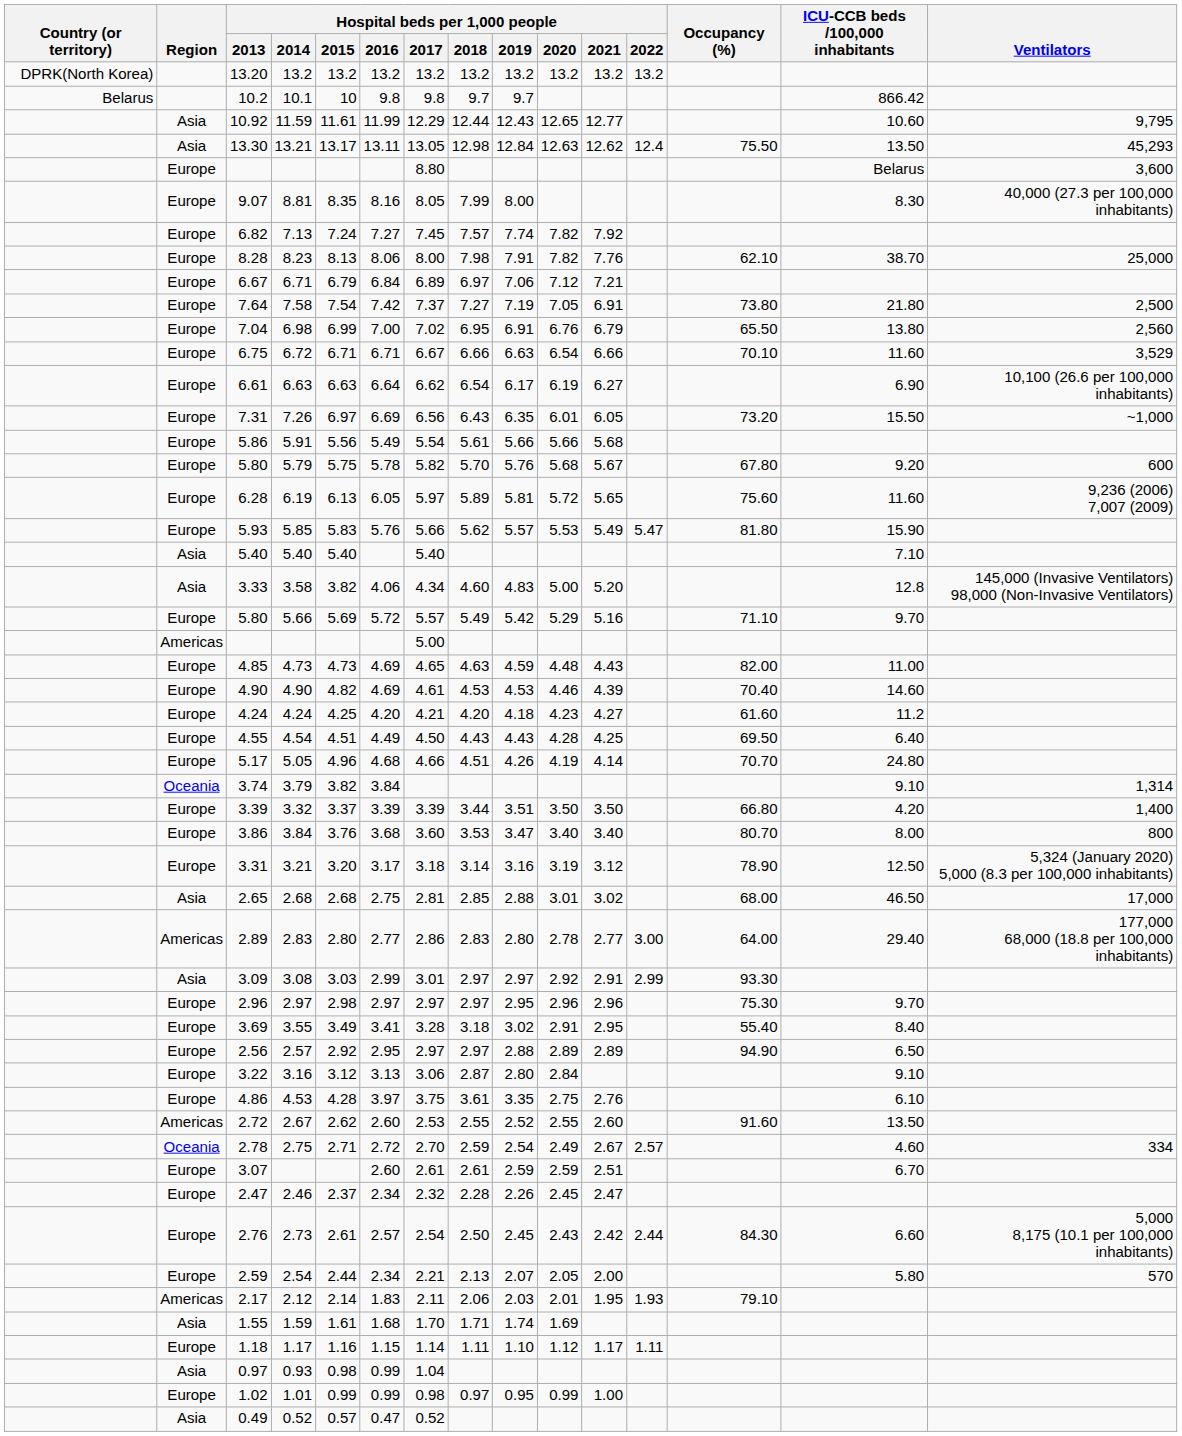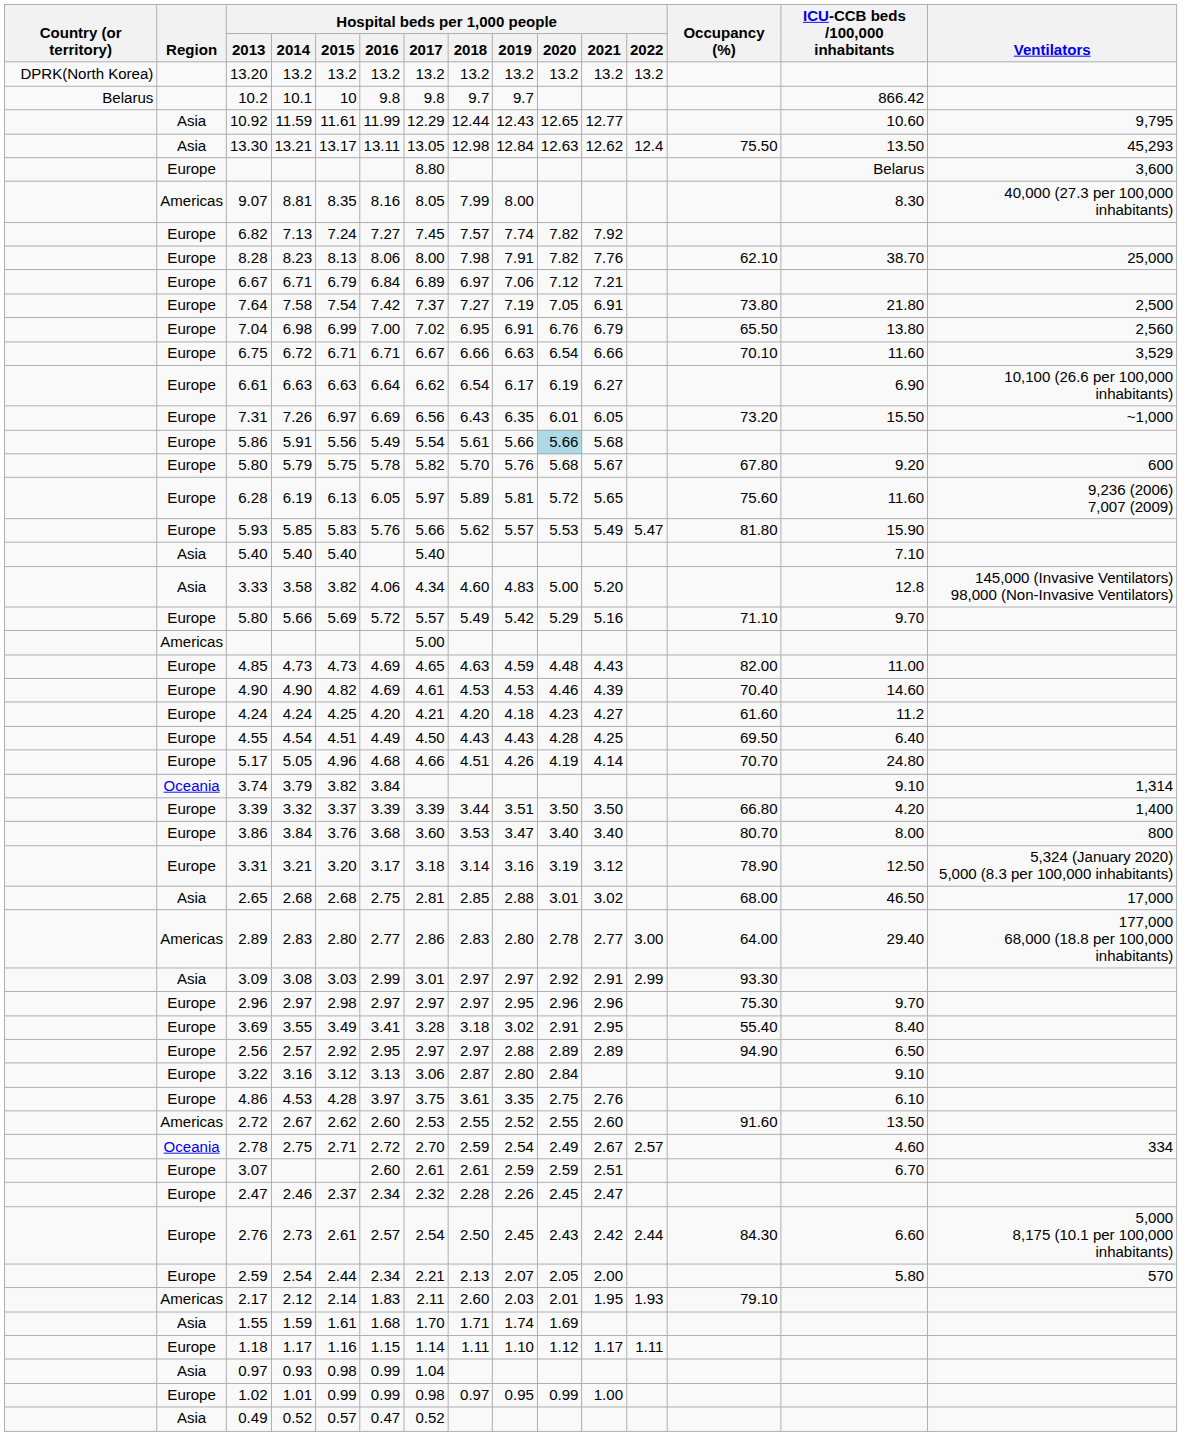(192, 201) Europe -> (192, 201) Americas
(564, 441) no background -> (564, 441) lightblue background
(475, 1299) 2.06 -> (475, 1299) 2.60
